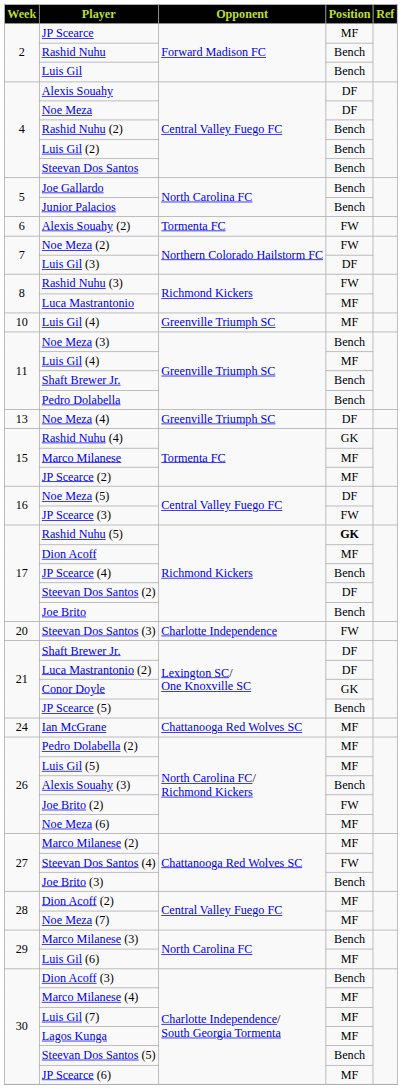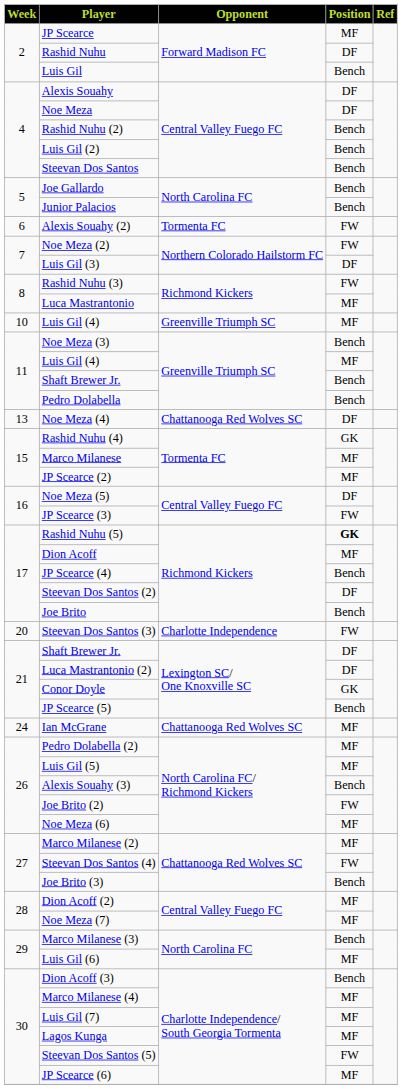(350, 52) Bench -> (350, 52) DF
(218, 419) Greenville Triumph SC -> (232, 419) Chattanooga Red Wolves SC
(350, 1055) Bench -> (350, 1055) FW
